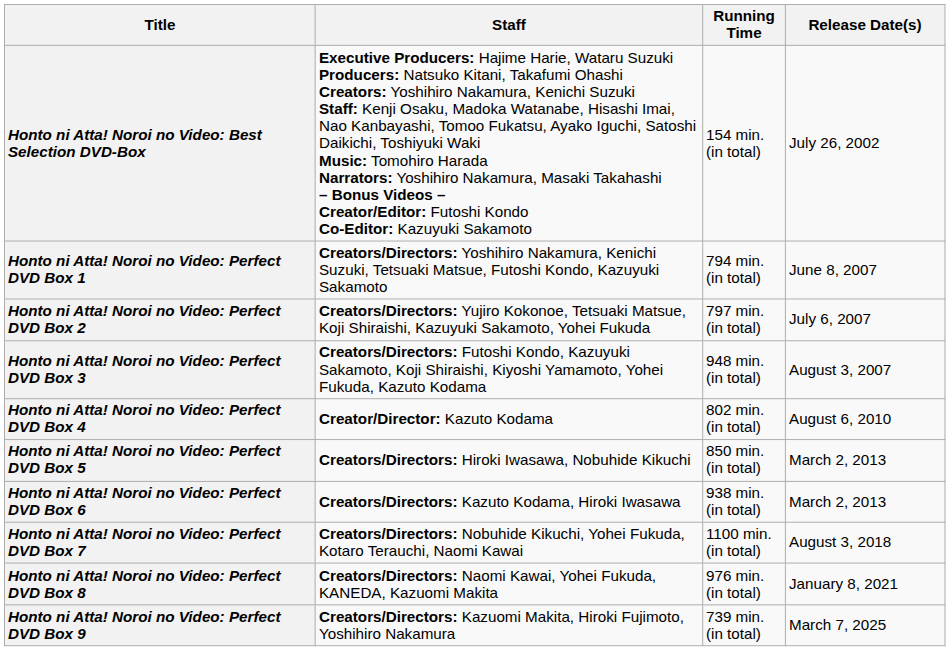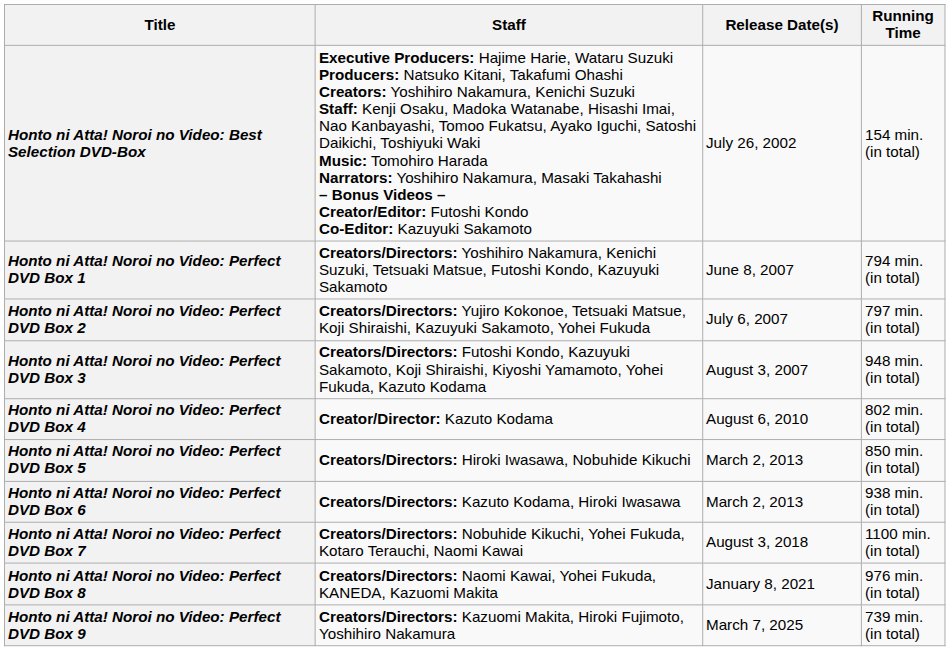columns swapped: (865, 25) <-> (744, 25)
